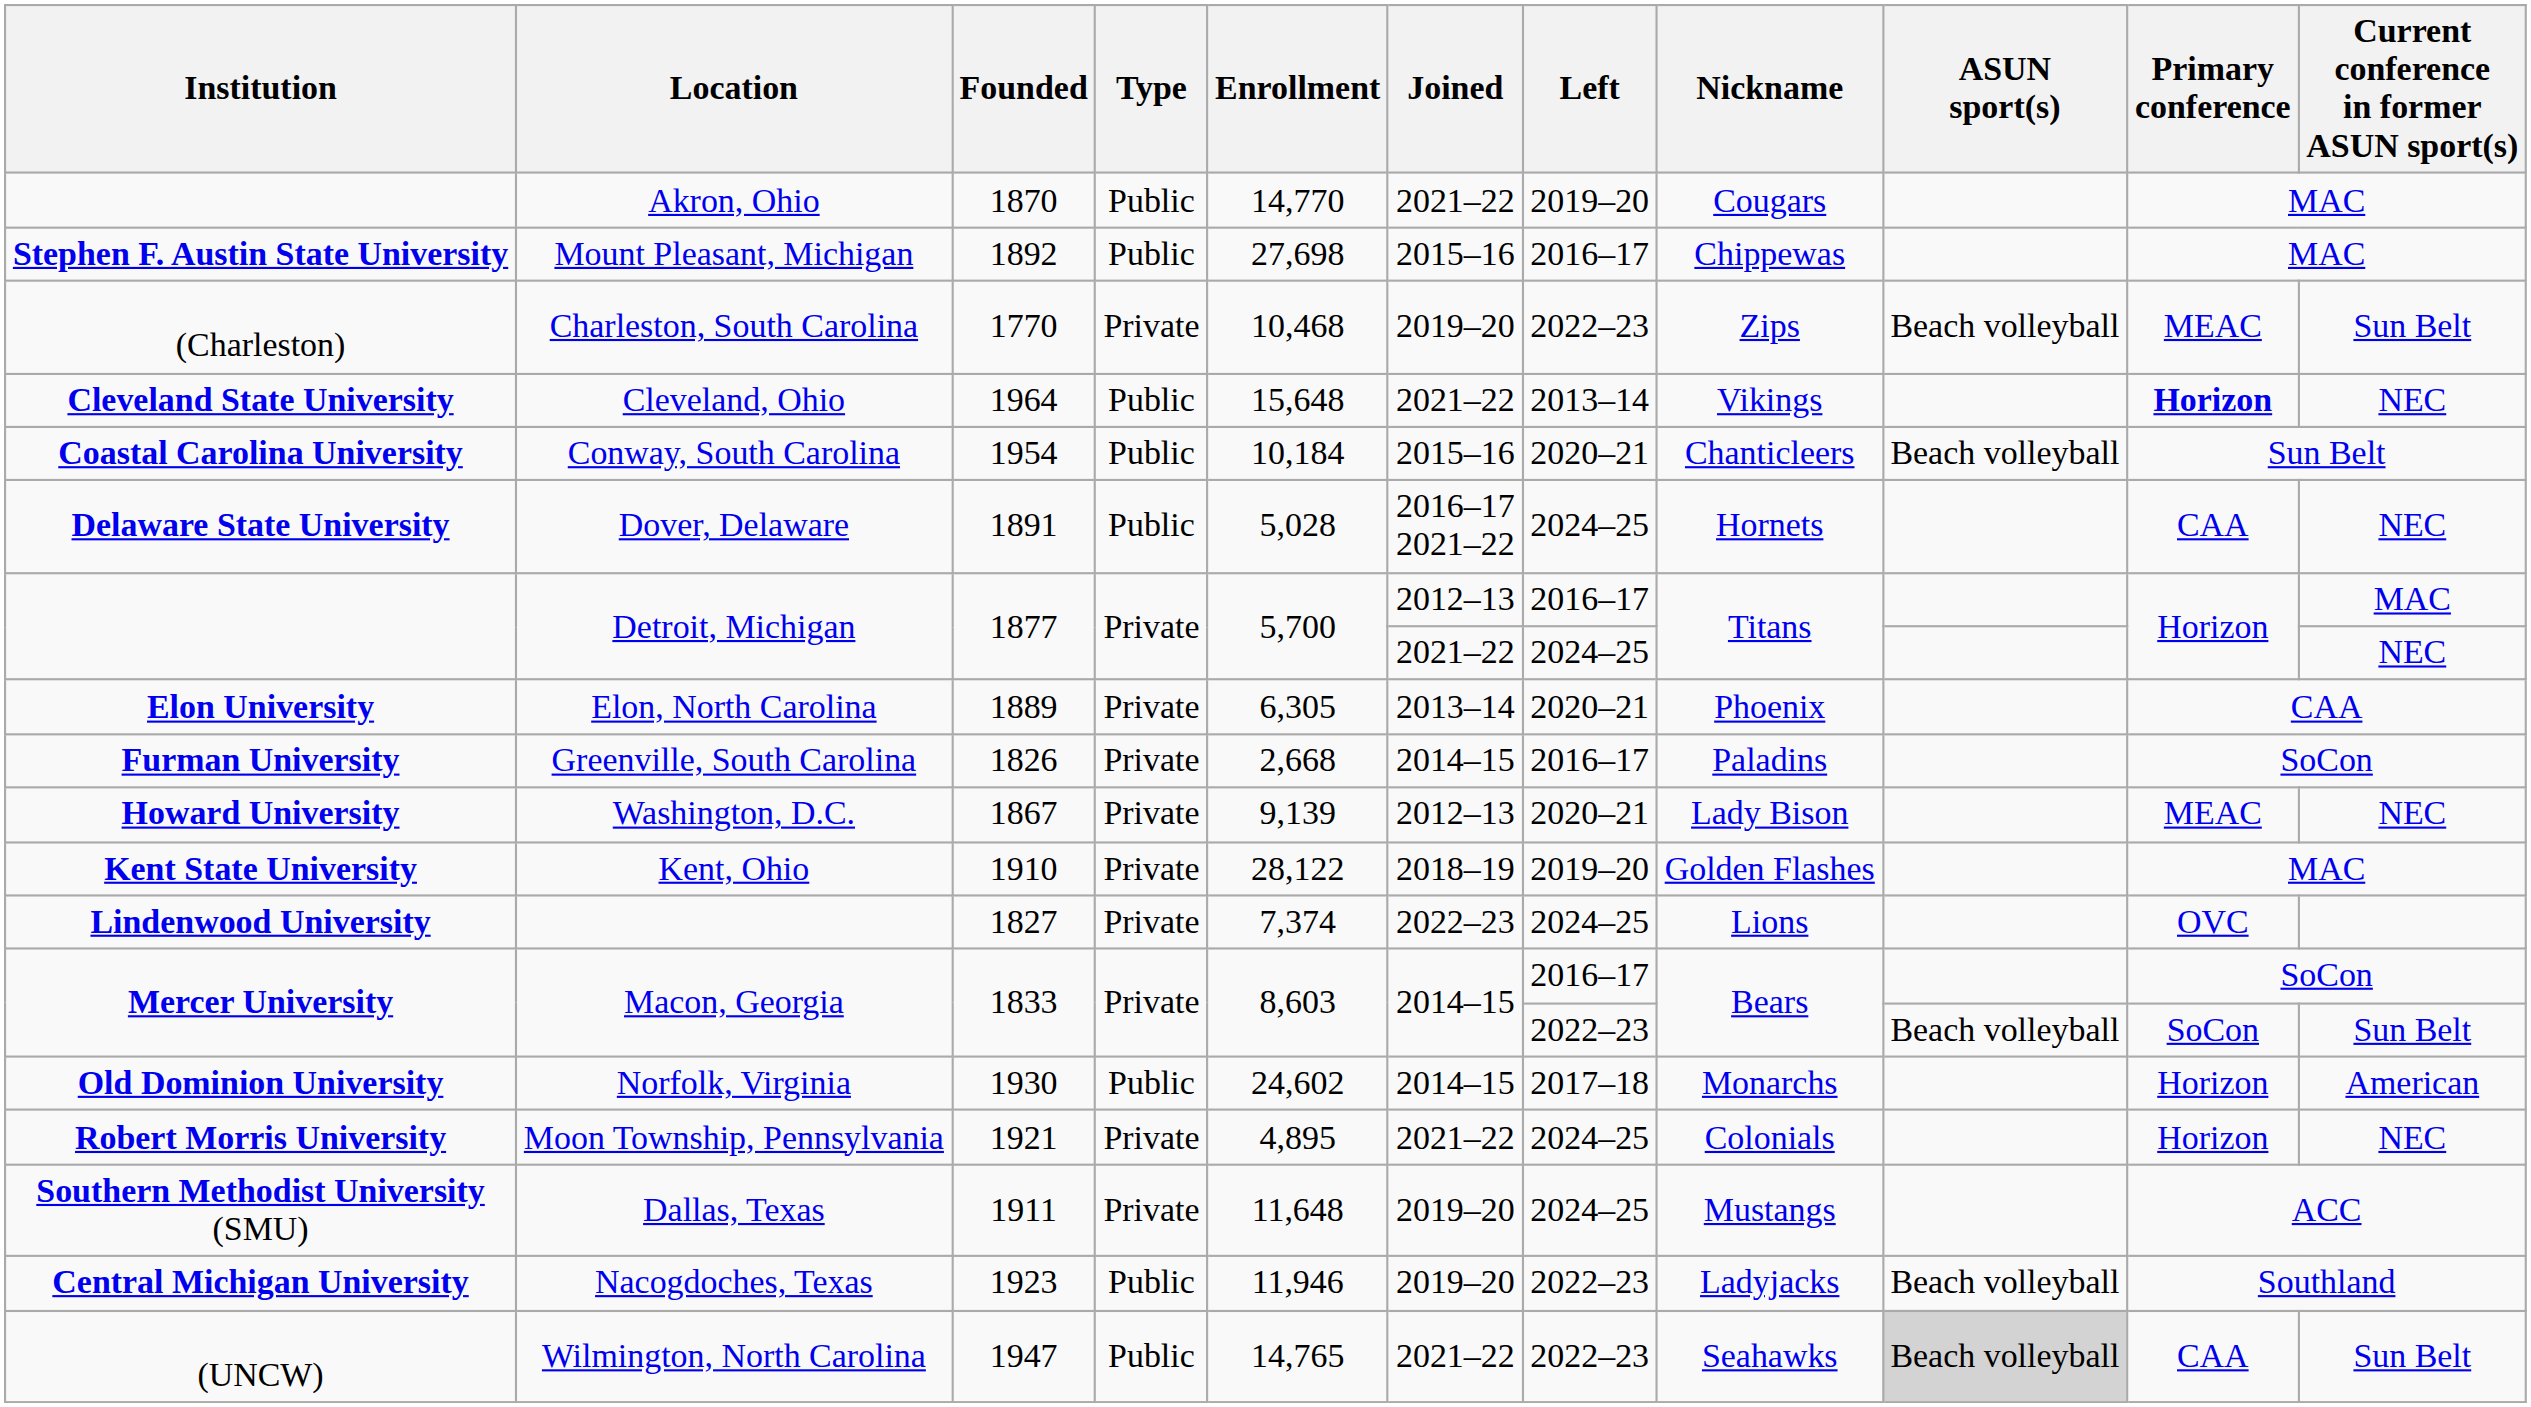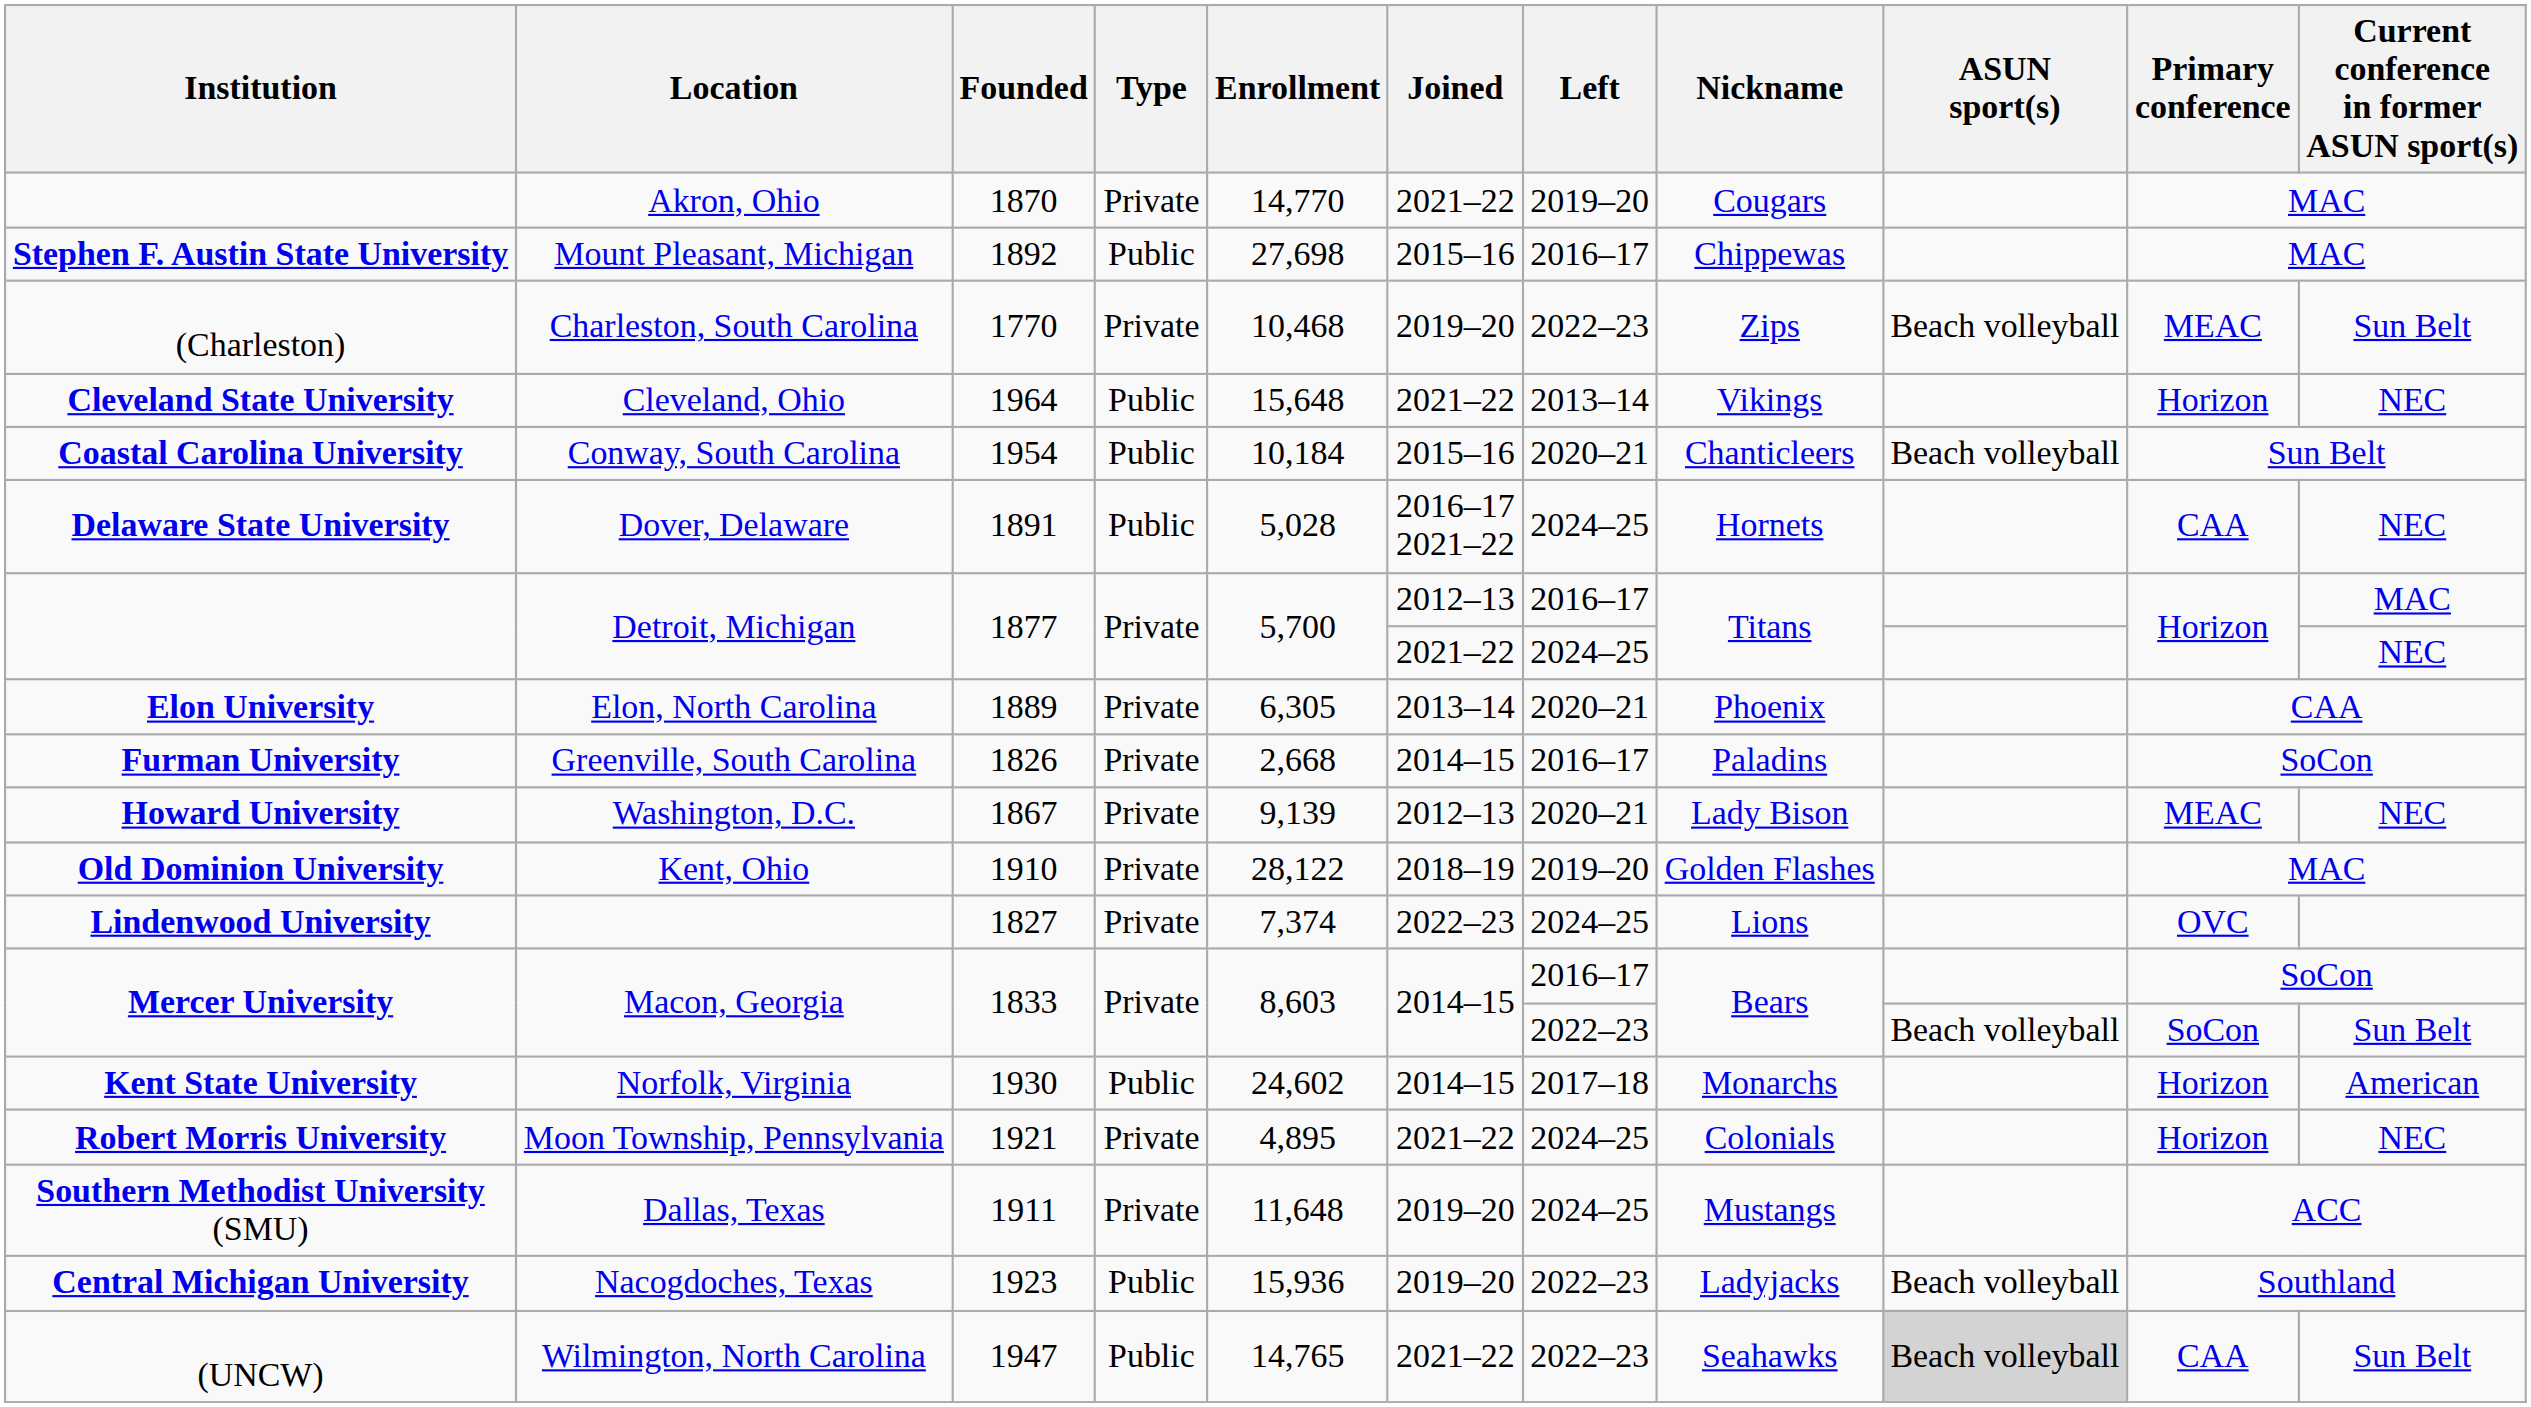(1151, 199) Public -> (1151, 199) Private
(2213, 399) bold -> (2213, 399) normal
(261, 867) Kent State University -> (261, 867) Old Dominion University
(261, 1082) Old Dominion University -> (261, 1082) Kent State University
(1298, 1282) 11,946 -> (1298, 1282) 15,936
